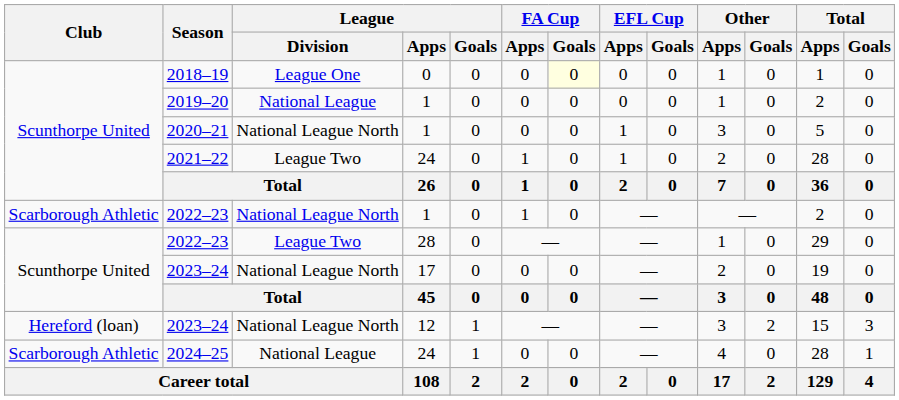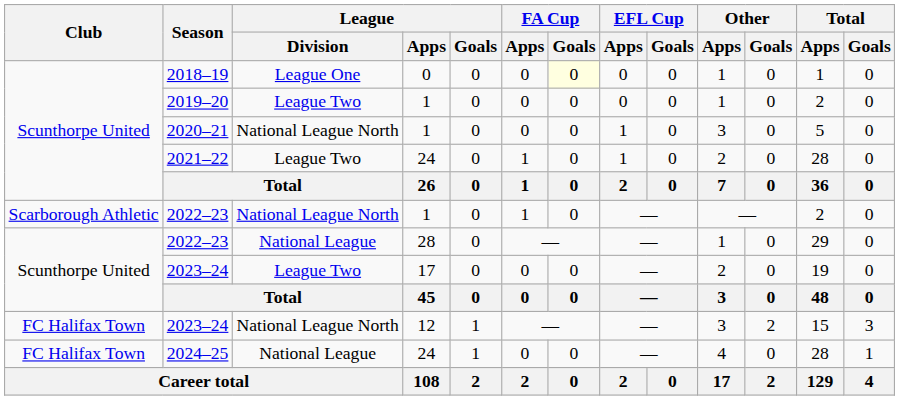(318, 102) National League -> (318, 102) League Two
(318, 241) League Two -> (318, 241) National League
(318, 269) National League North -> (318, 269) League Two
(84, 325) Hereford (loan) -> (84, 325) FC Halifax Town
(84, 353) Scarborough Athletic -> (84, 353) FC Halifax Town
